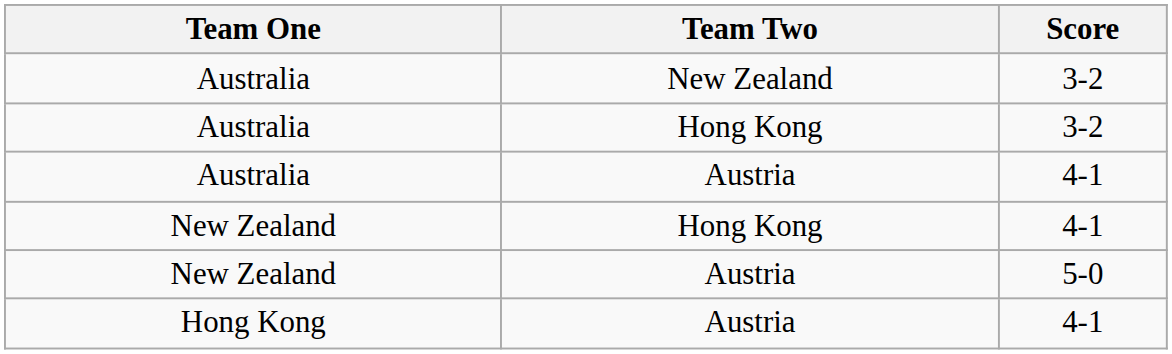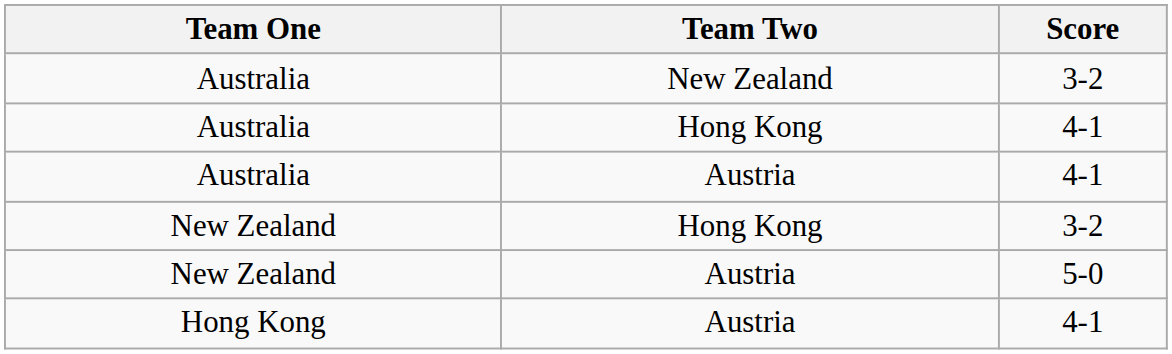(1083, 126) 3-2 -> (1083, 126) 4-1
(1083, 224) 4-1 -> (1083, 224) 3-2
